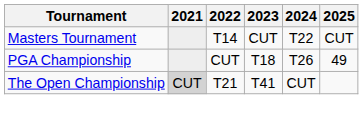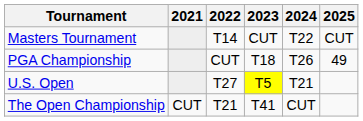+ row: (41, 83)
(187, 83) lightgrey background -> (187, 105) no background
